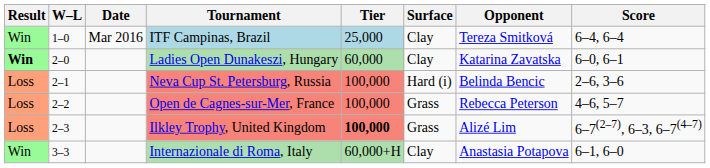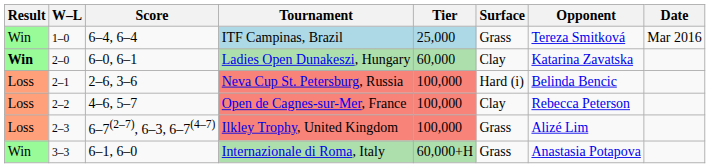columns swapped: (116, 15) <-> (638, 15)
(420, 37) Clay -> (495, 37) Grass
(423, 103) Grass -> (493, 103) Clay
(367, 127) bold -> (439, 127) normal
(420, 151) Clay -> (495, 151) Grass
